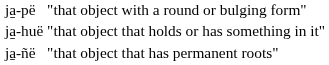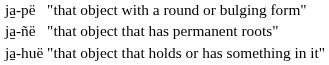rows swapped: (24, 31) <-> (20, 52)
